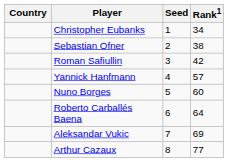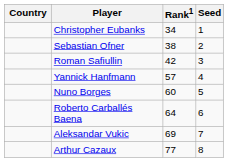columns swapped: (207, 13) <-> (177, 13)
